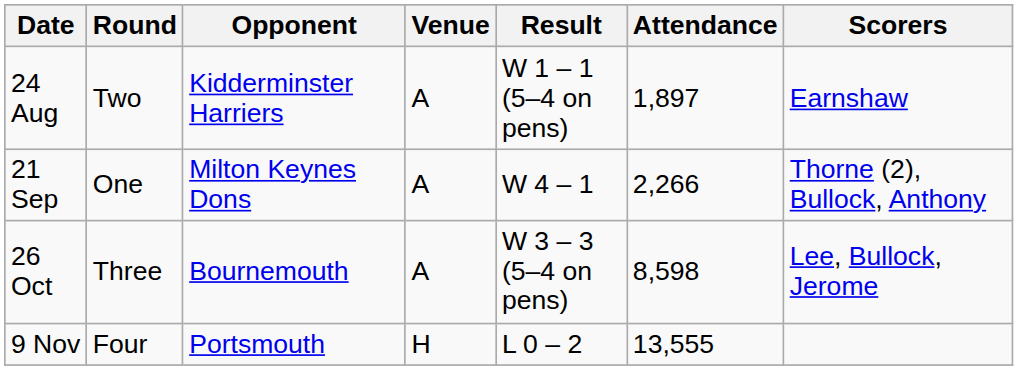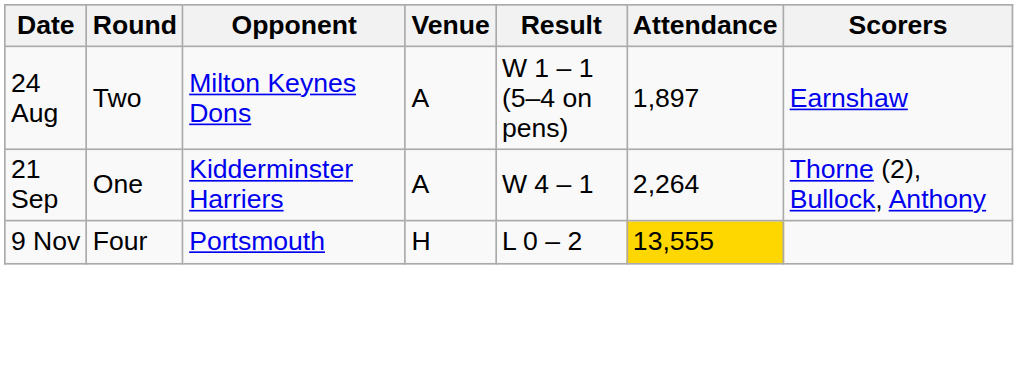(271, 97) Kidderminster Harriers -> (273, 97) Milton Keynes Dons
(273, 184) Milton Keynes Dons -> (271, 184) Kidderminster Harriers
(666, 184) 2,266 -> (666, 184) 2,264
- row: (32, 271)
(673, 343) no background -> (673, 241) gold background
